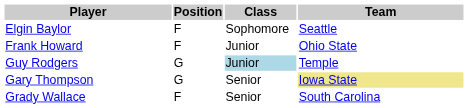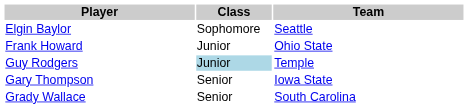- column: (198, 12)
(328, 80) khaki background -> (303, 80) no background
